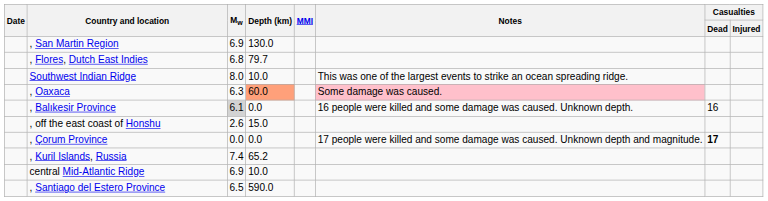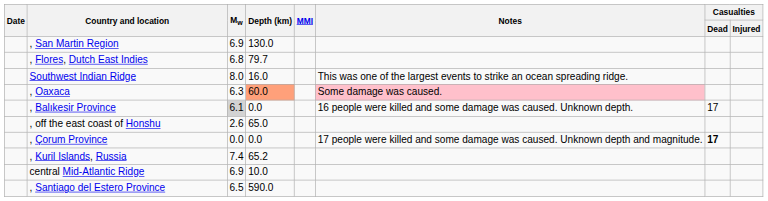(258, 76) 10.0 -> (258, 76) 16.0
(713, 108) 16 -> (713, 108) 17
(258, 124) 15.0 -> (258, 124) 65.0
